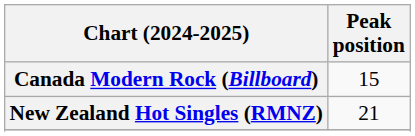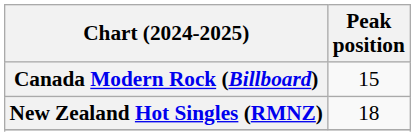(369, 112) 21 -> (369, 112) 18
